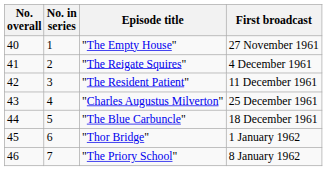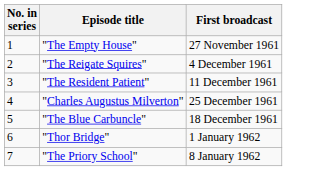- column: (24, 20)
